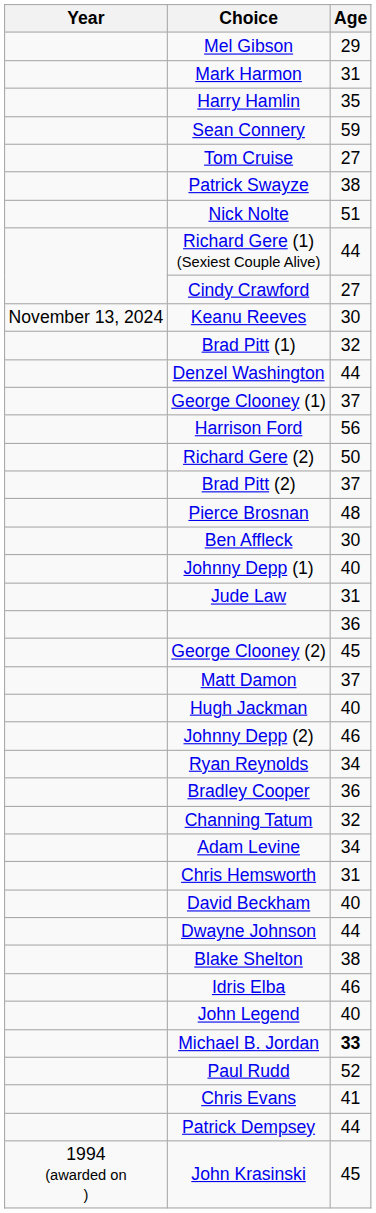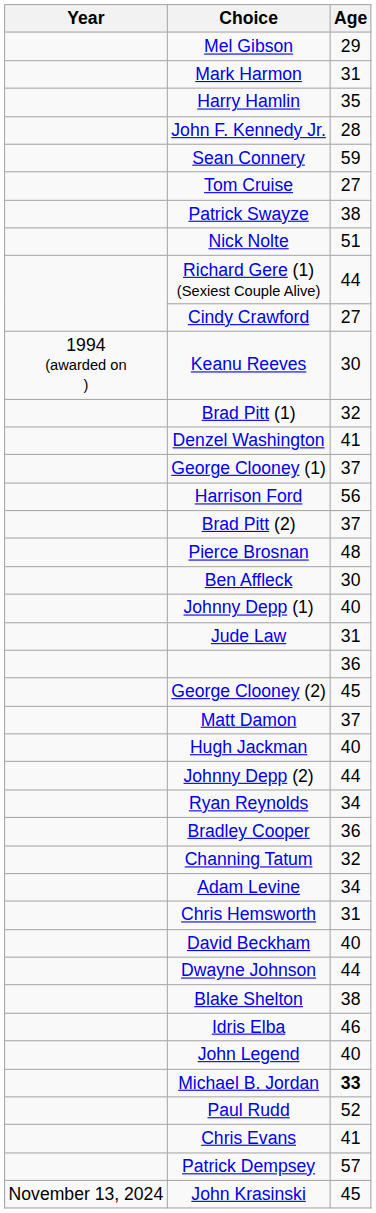+ row: (249, 130)
(86, 317) November 13, 2024 -> (86, 365) 1994 (awarded on )
(351, 373) 44 -> (351, 440) 41
- row: (249, 456)
(351, 736) 46 -> (351, 775) 44
(351, 1126) 44 -> (351, 1166) 57
(86, 1174) 1994 (awarded on ) -> (86, 1194) November 13, 2024
